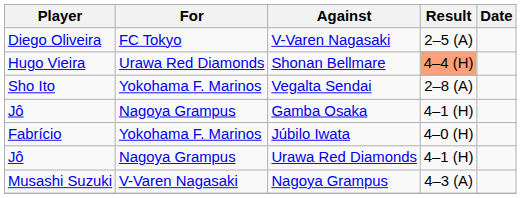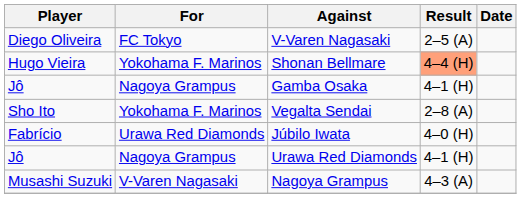(192, 63) Urawa Red Diamonds -> (190, 63) Yokohama F. Marinos
rows swapped: (321, 87) <-> (319, 110)
(190, 134) Yokohama F. Marinos -> (192, 134) Urawa Red Diamonds
